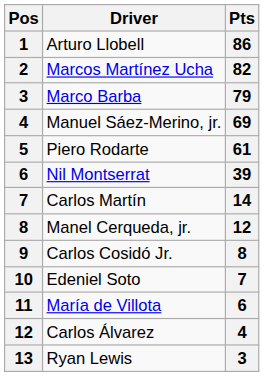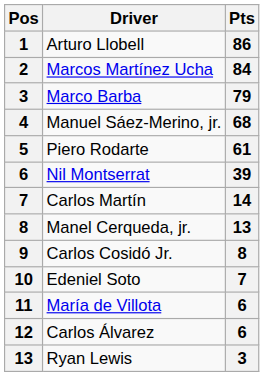(242, 70) 82 -> (242, 70) 84
(242, 123) 69 -> (242, 123) 68
(242, 227) 12 -> (242, 227) 13
(242, 332) 4 -> (242, 332) 6
